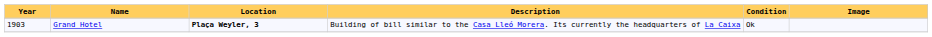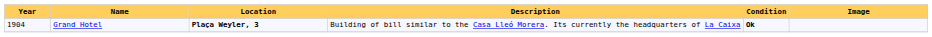(16, 25) 1903 -> (16, 25) 1904
(750, 25) normal -> (750, 25) bold
